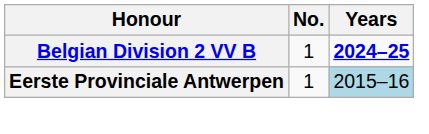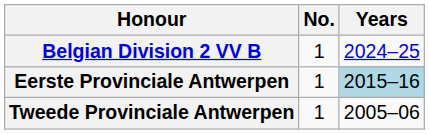(371, 50) bold -> (382, 50) normal
+ row: (152, 112)
